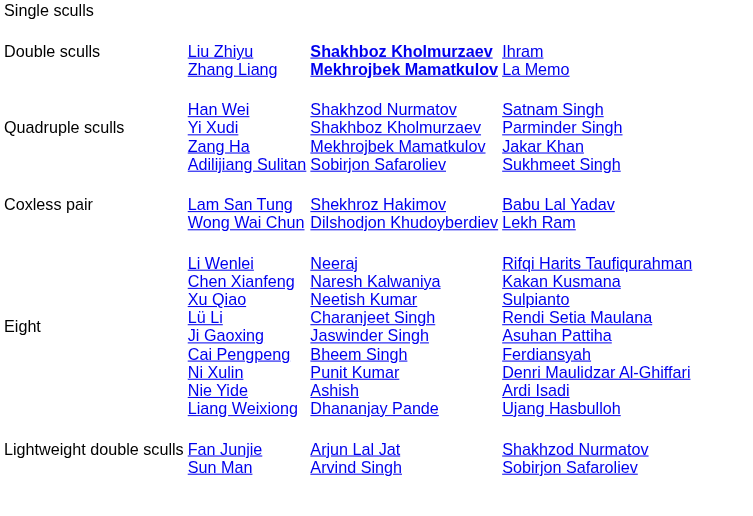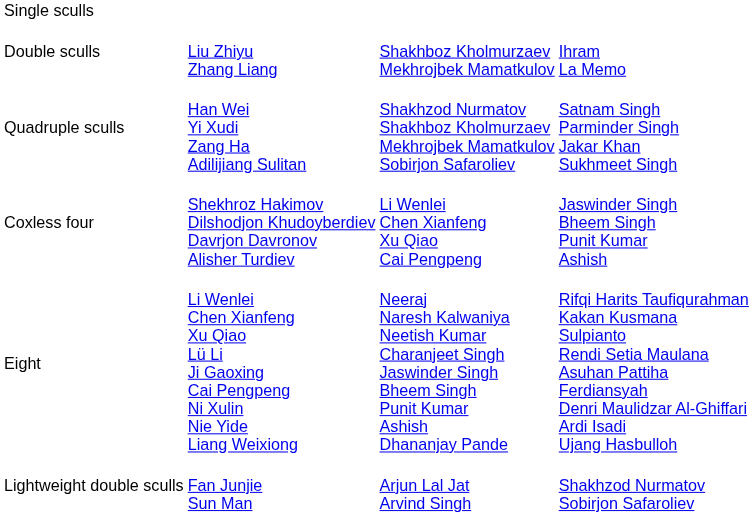(404, 60) bold -> (467, 60) normal
- row: (48, 205)
+ row: (49, 223)
